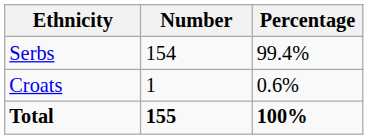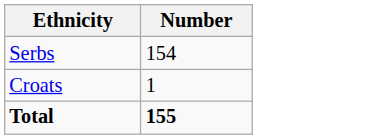- column: (307, 20)
